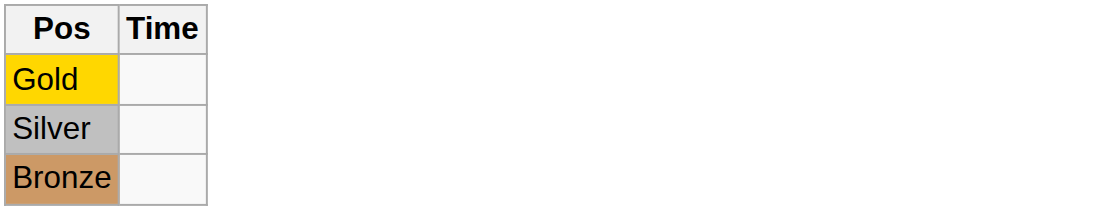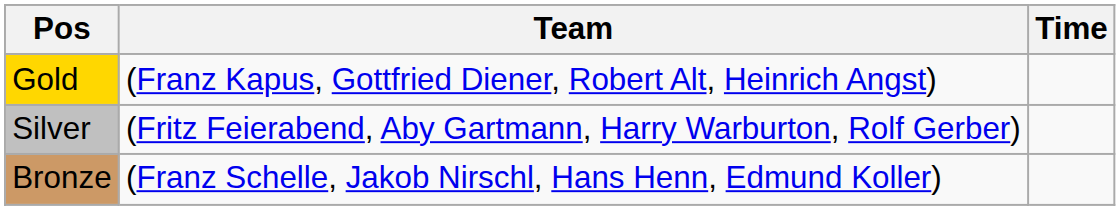+ column: (573, 29)
